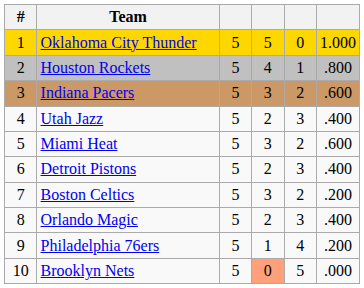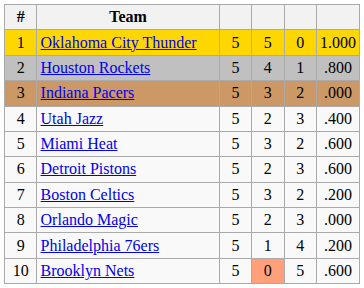(338, 93) .600 -> (338, 93) .000
(338, 169) .400 -> (338, 169) .600
(338, 220) .400 -> (338, 220) .000
(338, 270) .000 -> (338, 270) .600
